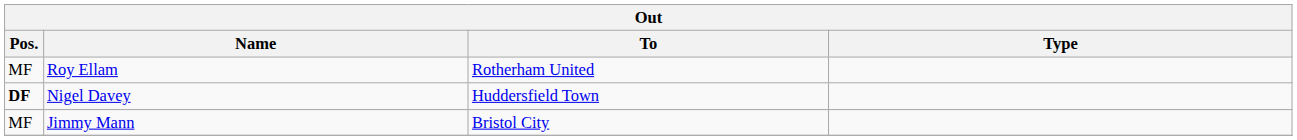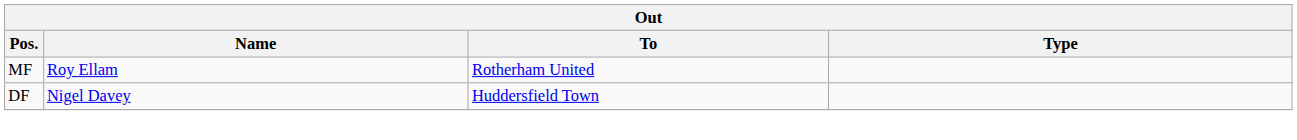(19, 95) bold -> (19, 95) normal
- row: (91, 122)
